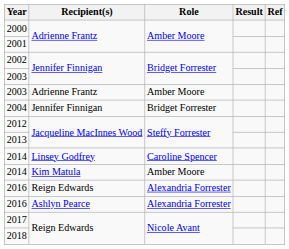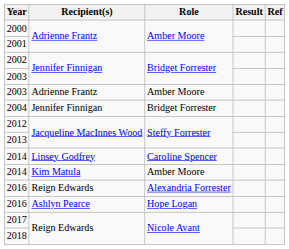(189, 204) Alexandria Forrester -> (172, 204) Hope Logan
